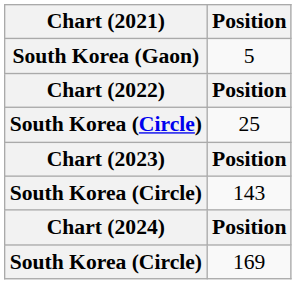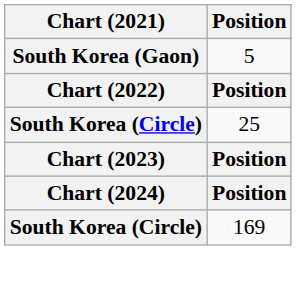- row: (249, 192)
